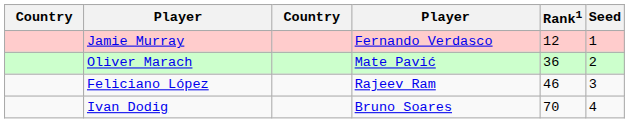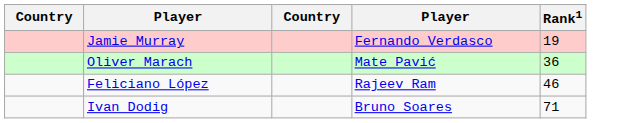- column: (605, 17)
(551, 41) 12 -> (551, 41) 19
(551, 107) 70 -> (551, 107) 71
